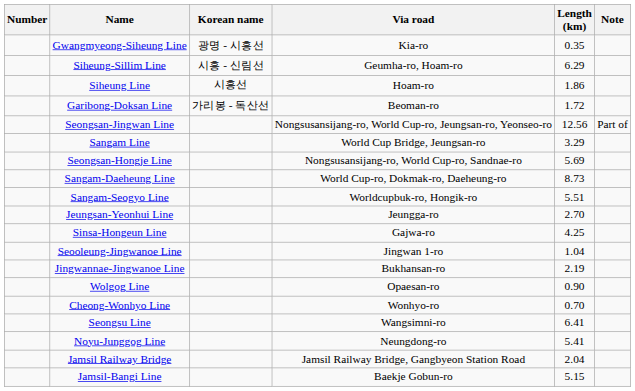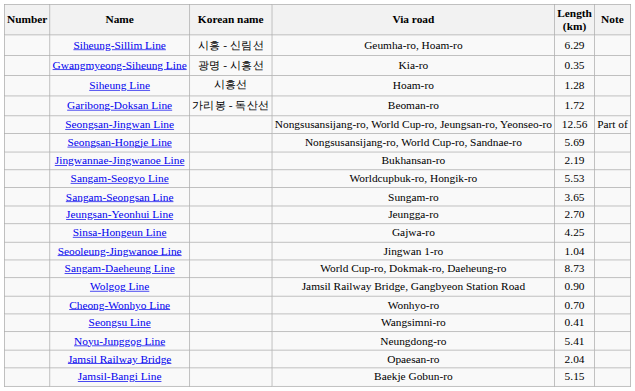rows swapped: (120, 45) <-> (120, 65)
(575, 85) 1.86 -> (575, 85) 1.28
- row: (120, 142)
rows swapped: (120, 178) <-> (120, 269)
(575, 196) 5.51 -> (575, 178) 5.53
+ row: (120, 196)
(413, 287) Opaesan-ro -> (413, 287) Jamsil Railway Bridge, Gangbyeon Station Road
(575, 323) 6.41 -> (575, 323) 0.41
(413, 359) Jamsil Railway Bridge, Gangbyeon Station Road -> (413, 359) Opaesan-ro
